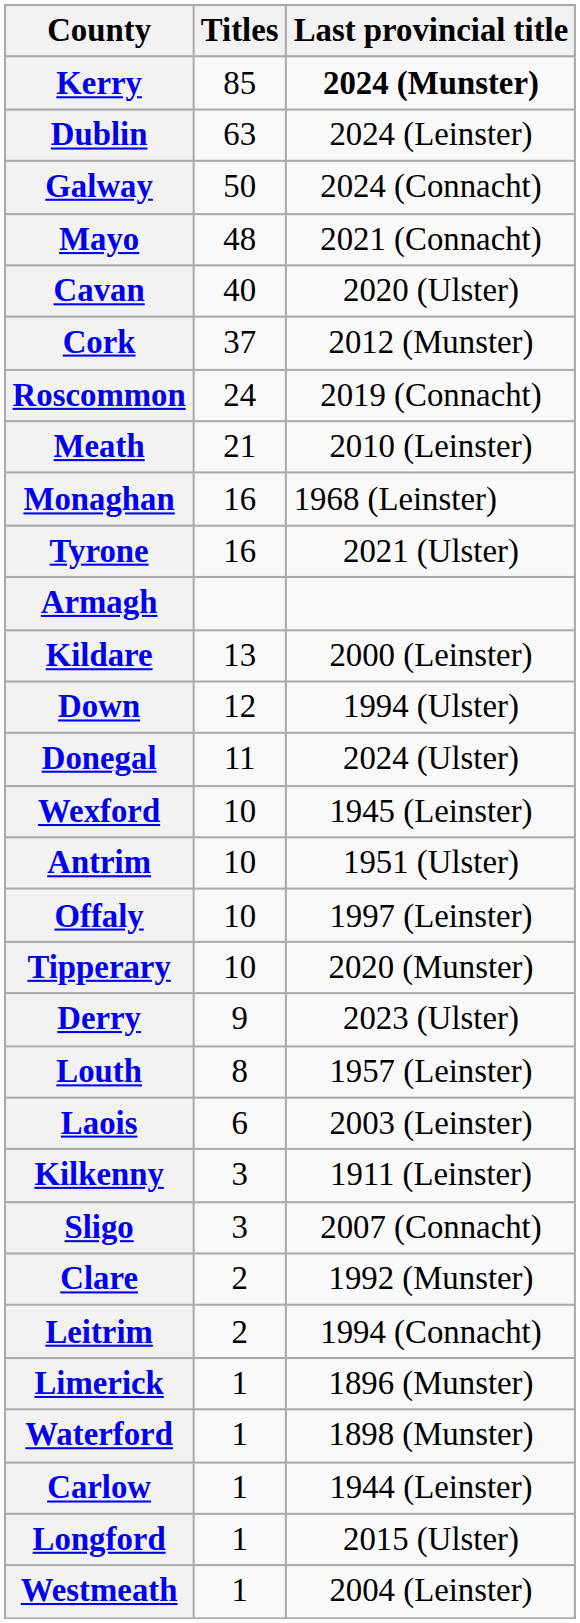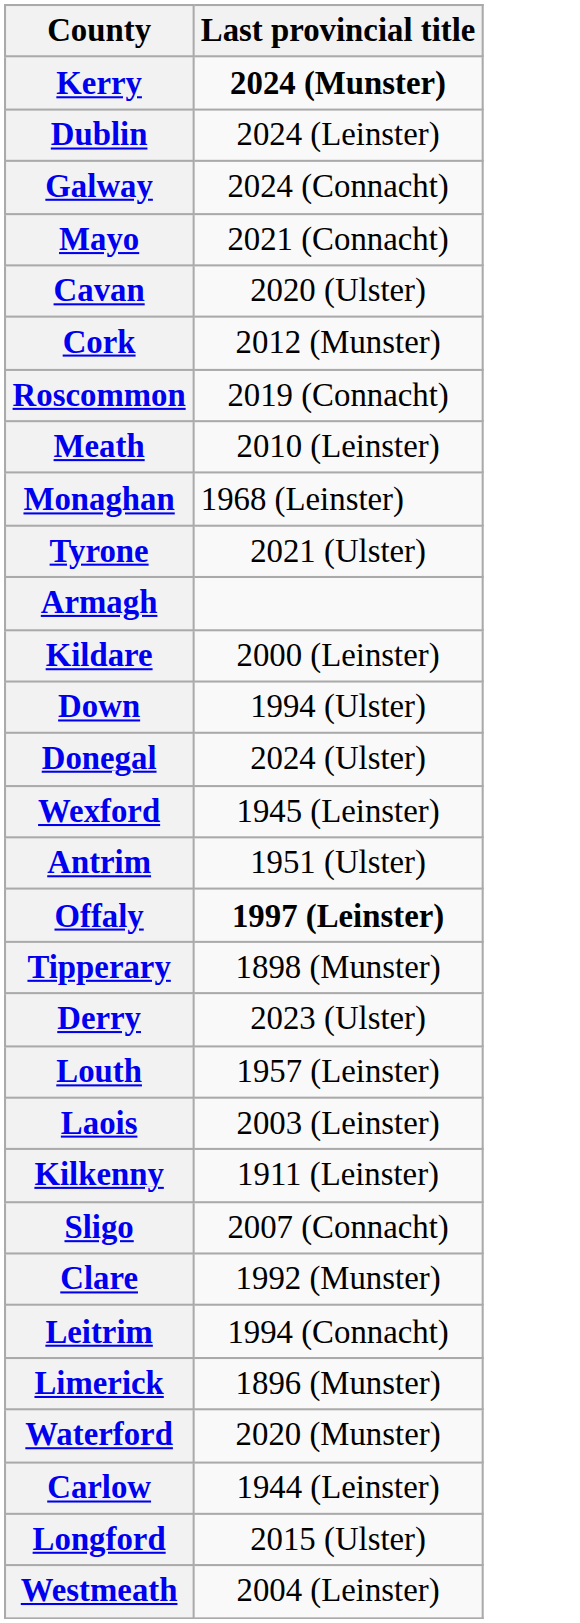- column: (240, 30)
(431, 914) normal -> (338, 914) bold
(431, 966) 2020 (Munster) -> (338, 966) 1898 (Munster)
(431, 1435) 1898 (Munster) -> (338, 1435) 2020 (Munster)
